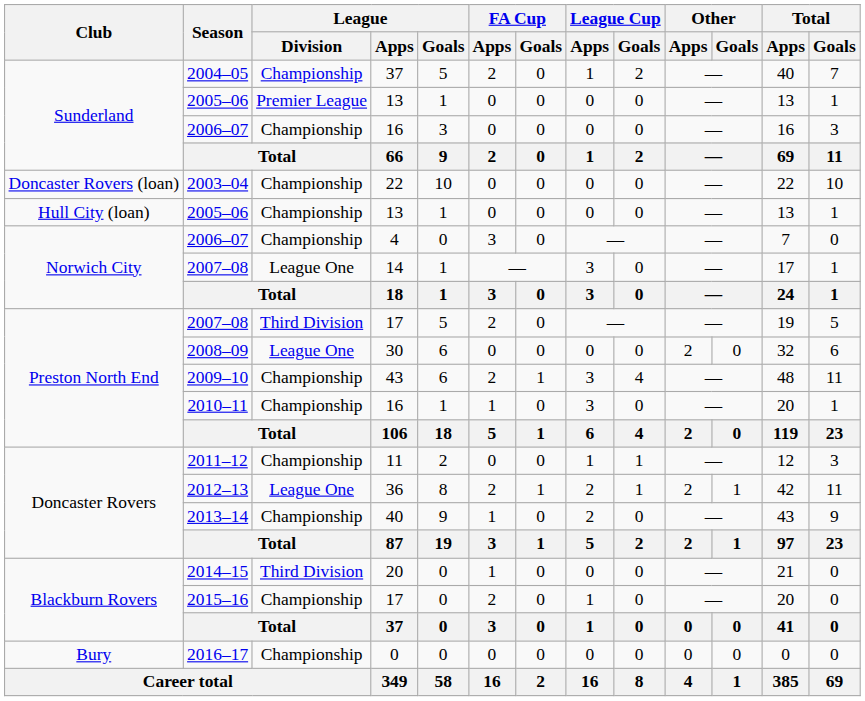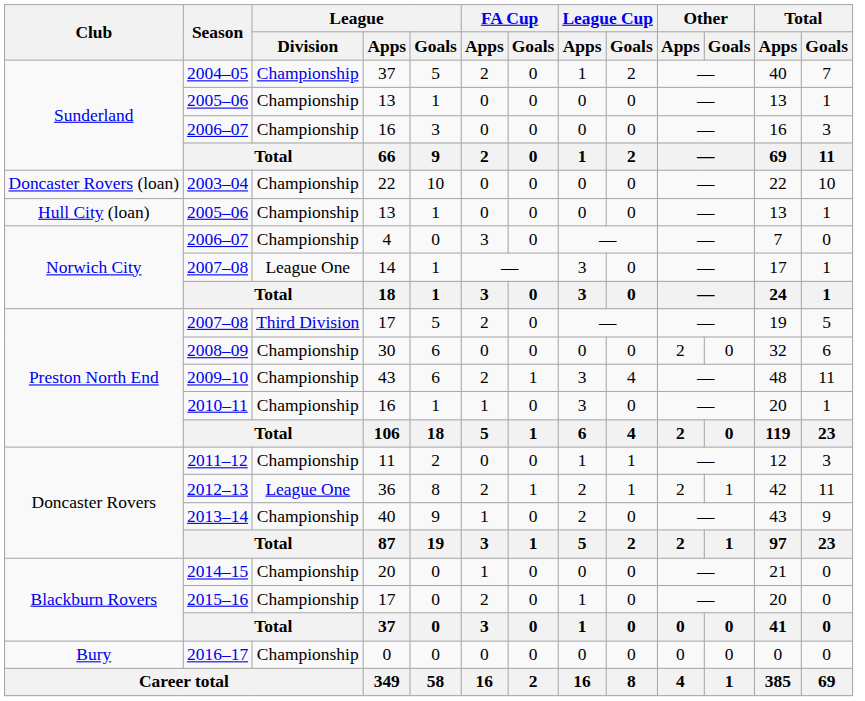(312, 101) Premier League -> (308, 101) Championship
(312, 350) League One -> (308, 350) Championship
(312, 571) Third Division -> (308, 571) Championship
